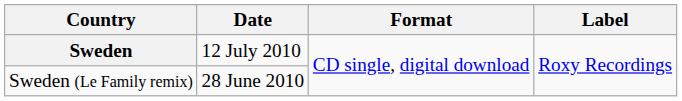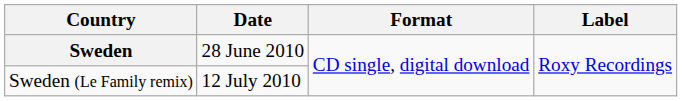(251, 50) 12 July 2010 -> (253, 50) 28 June 2010
(253, 80) 28 June 2010 -> (251, 80) 12 July 2010
